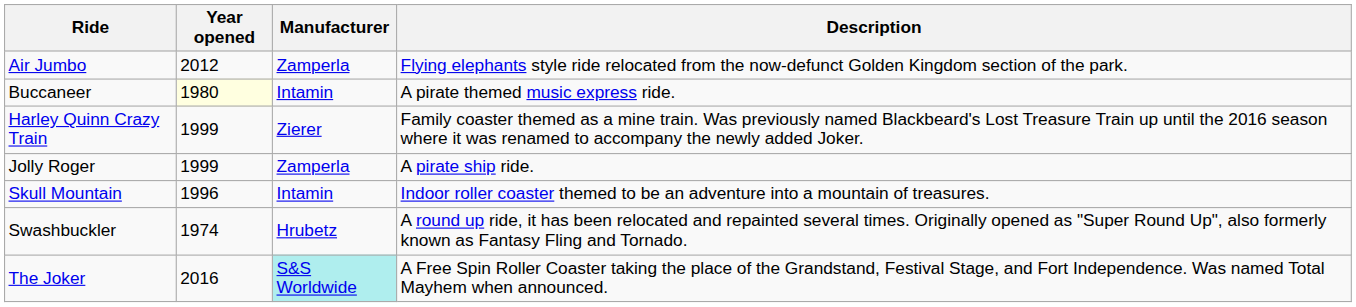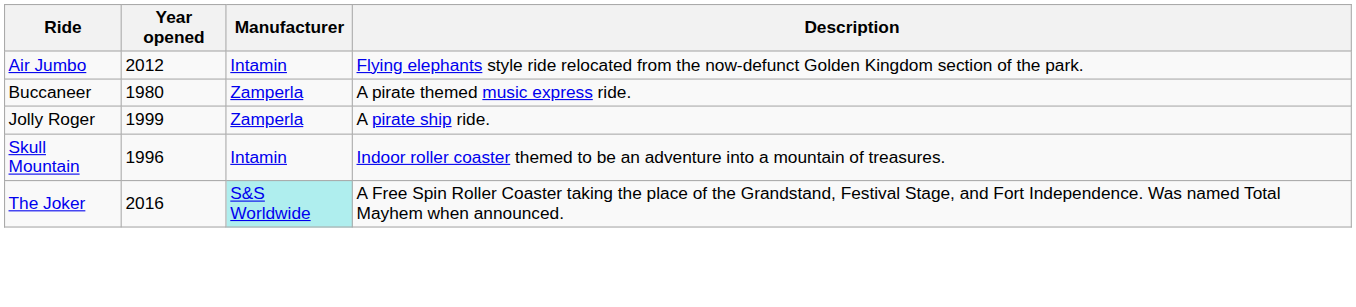(313, 65) Zamperla -> (259, 65) Intamin
(199, 92) lightyellow background -> (145, 92) no background
(305, 92) Intamin -> (267, 92) Zamperla
- row: (84, 129)
- row: (62, 231)
